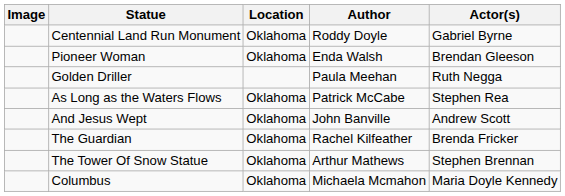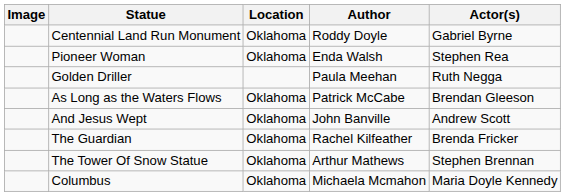(483, 56) Brendan Gleeson -> (470, 56) Stephen Rea
(470, 98) Stephen Rea -> (483, 98) Brendan Gleeson
